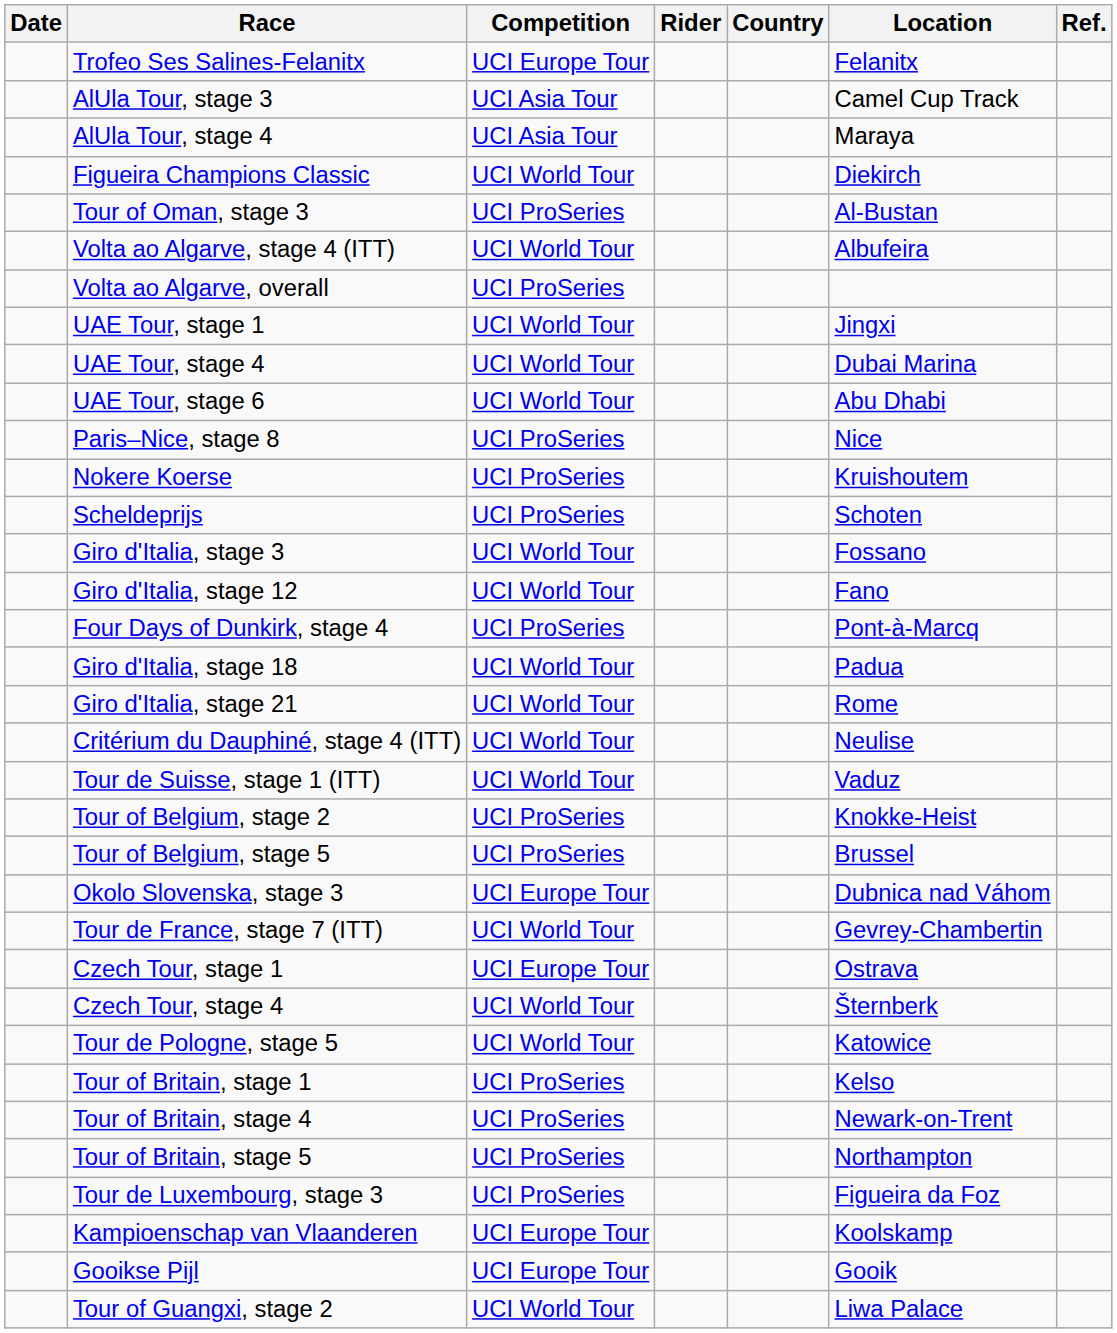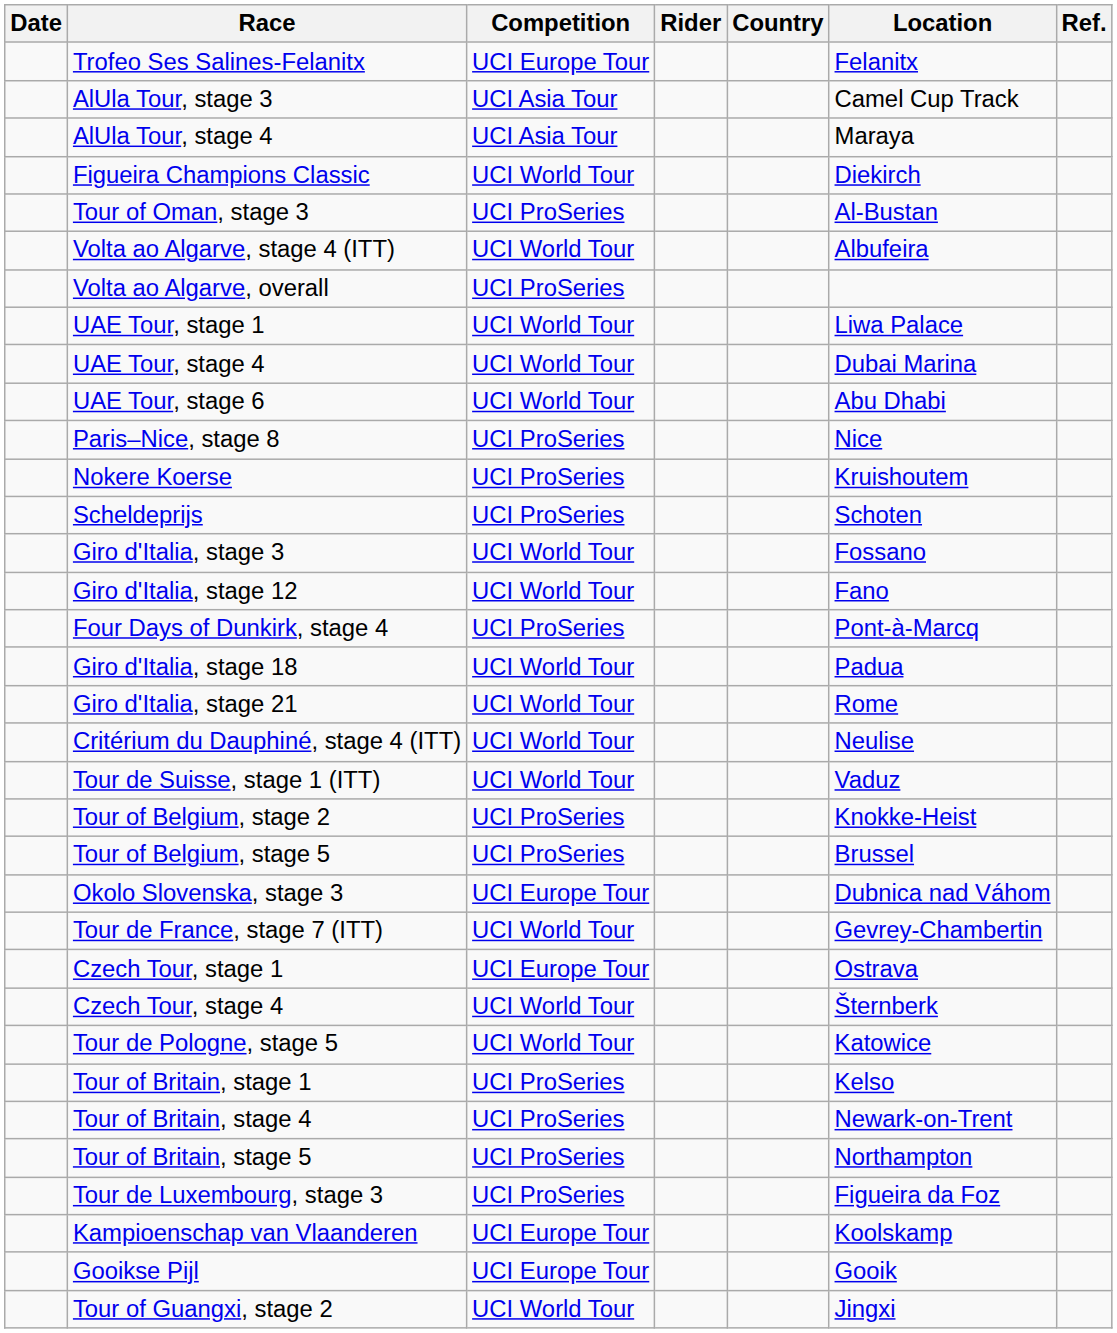(865, 325) Jingxi -> (899, 325) Liwa Palace
(899, 1308) Liwa Palace -> (865, 1308) Jingxi
